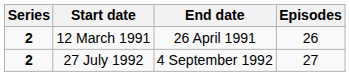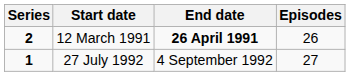(215, 37) normal -> (215, 37) bold
(29, 60) 2 -> (29, 60) 1
